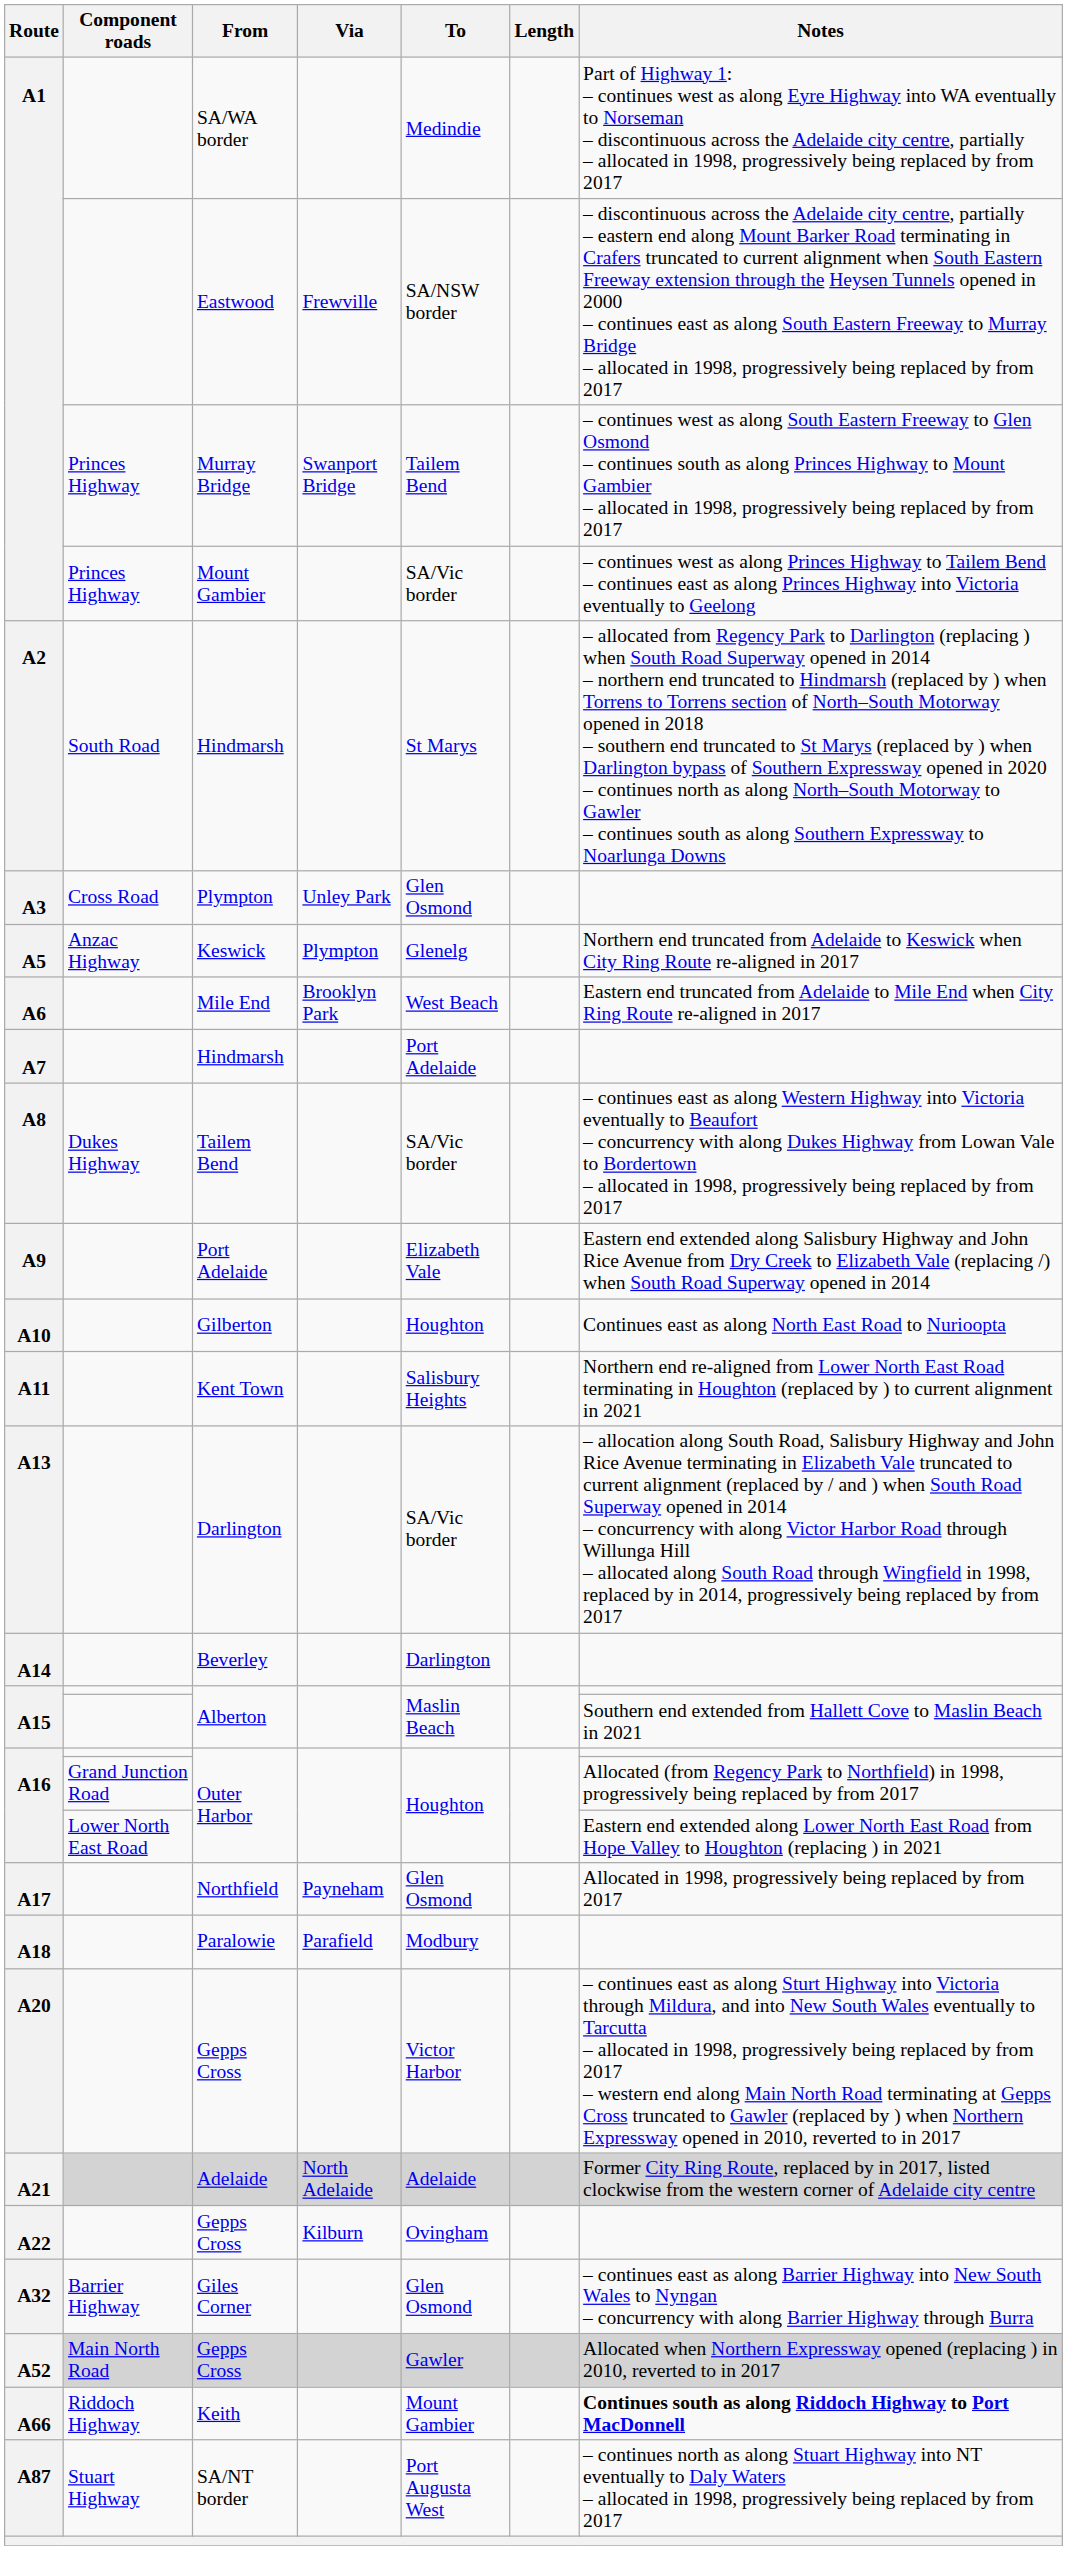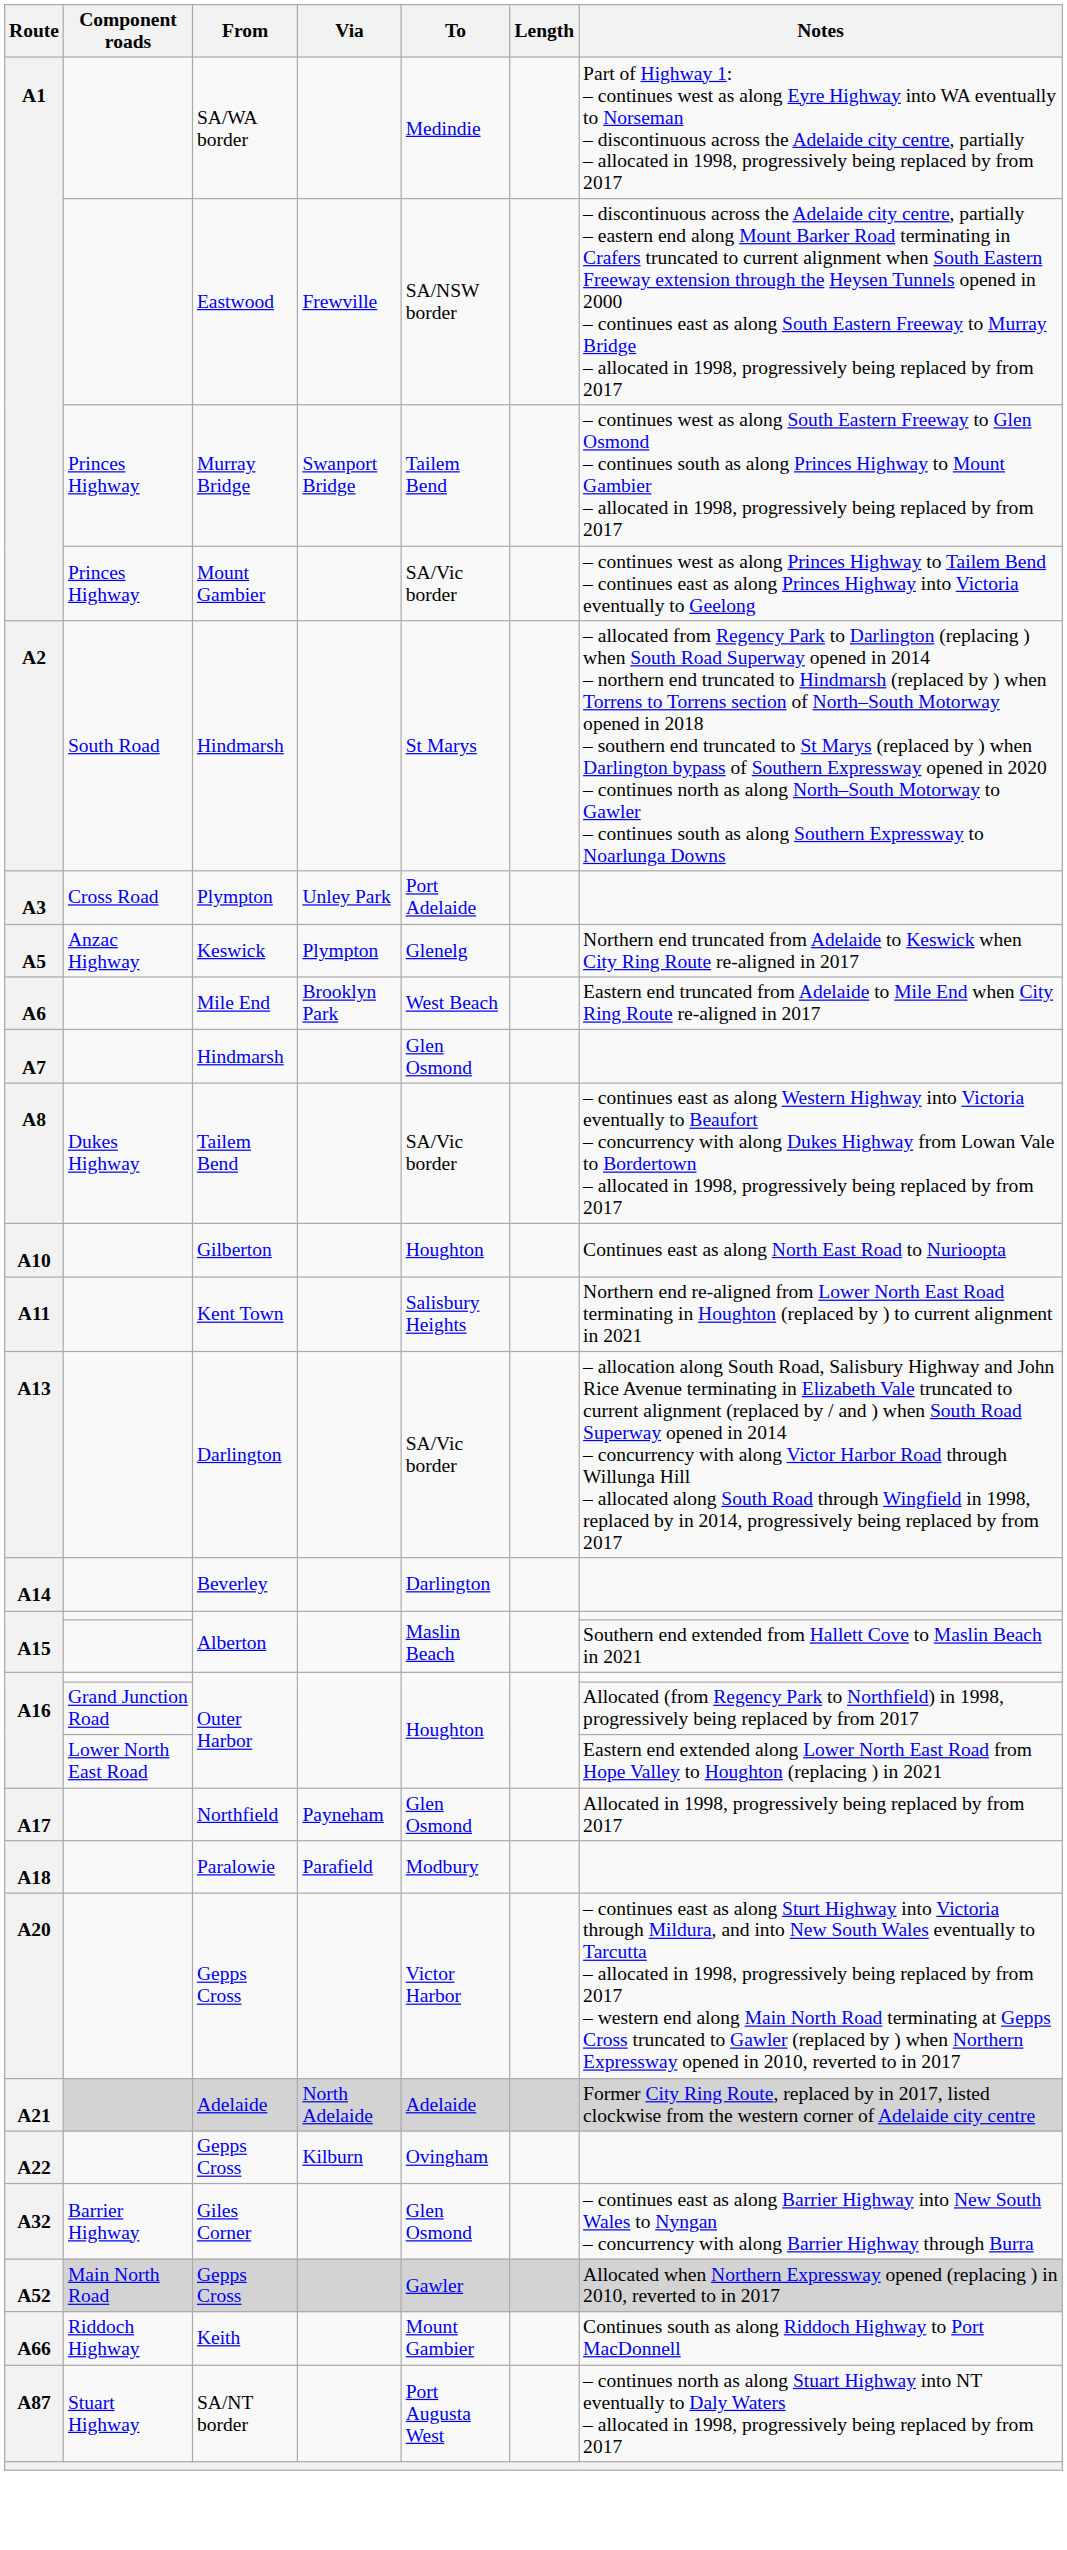(439, 897) Glen Osmond -> (441, 897) Port Adelaide
(441, 1056) Port Adelaide -> (439, 1056) Glen Osmond
- row: (34, 1260)
(796, 2413) bold -> (783, 2338) normal
